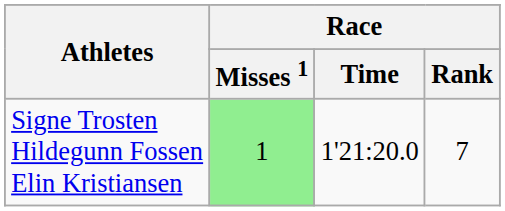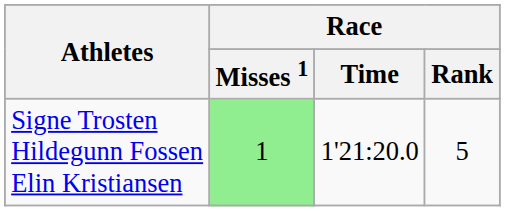(462, 152) 7 -> (462, 152) 5
